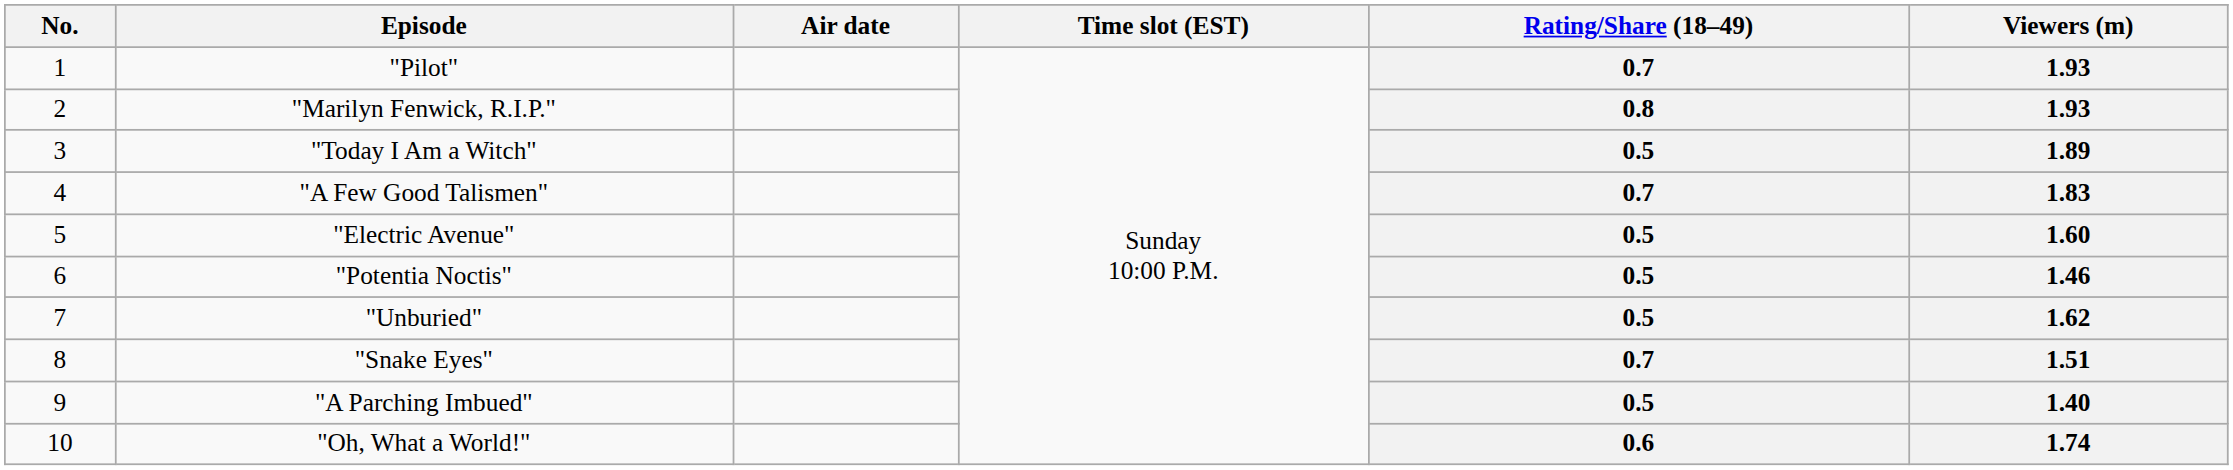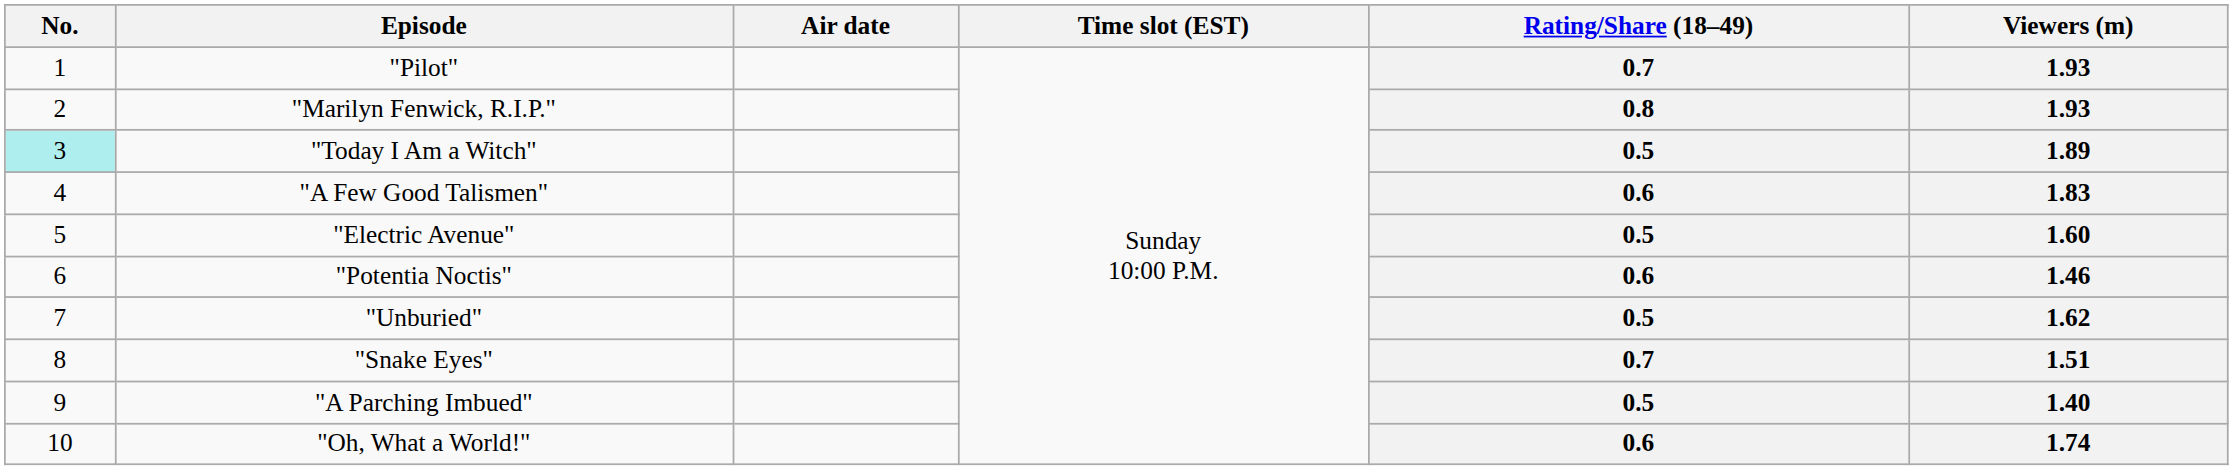(60, 151) no background -> (60, 151) paleturquoise background
(1638, 192) 0.7 -> (1638, 192) 0.6
(1638, 276) 0.5 -> (1638, 276) 0.6
